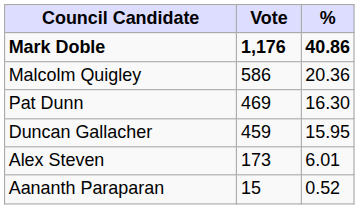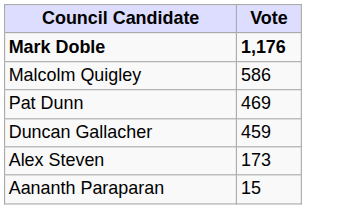- column: (328, 18)
